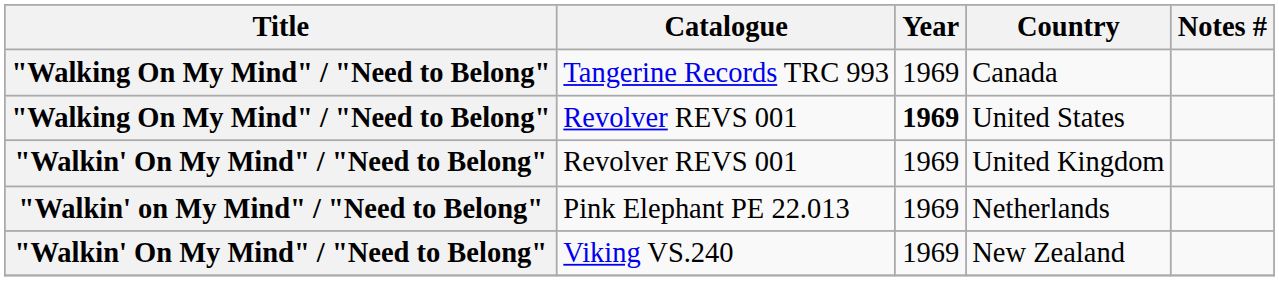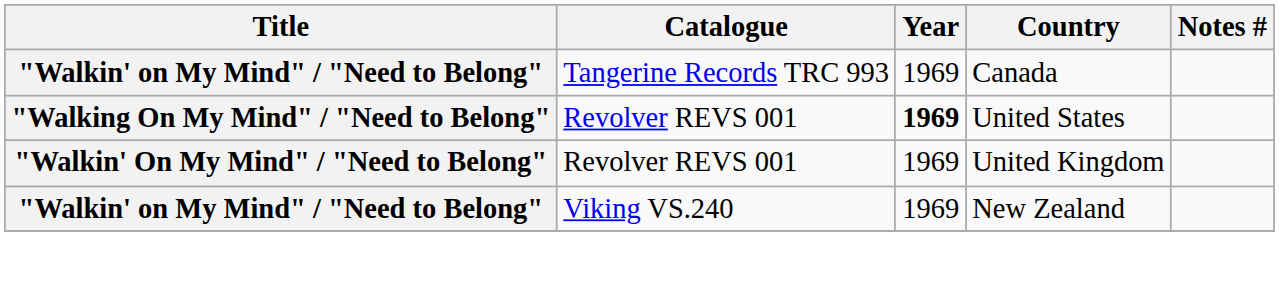(281, 72) "Walking On My Mind" / "Need to Belong" -> (281, 72) "Walkin' on My Mind" / "Need to Belong"
- row: (1041, 207)
(281, 252) "Walkin' On My Mind" / "Need to Belong" -> (281, 207) "Walkin' on My Mind" / "Need to Belong"
